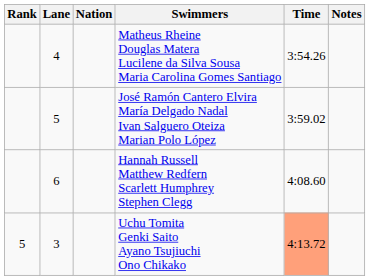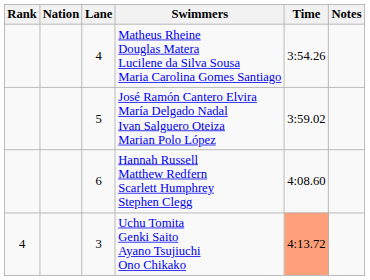columns swapped: (56, 14) <-> (94, 14)
(22, 244) 5 -> (22, 244) 4
